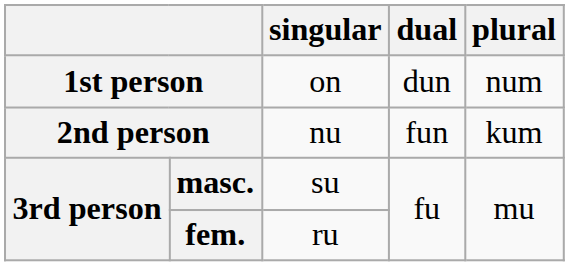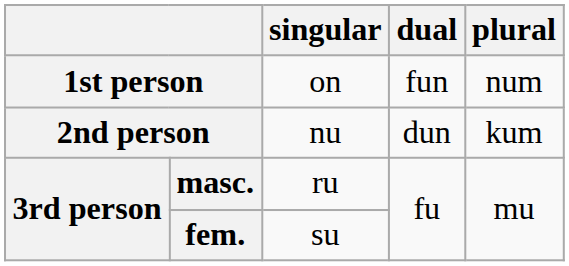(427, 81) dun -> (427, 81) fun
(427, 132) fun -> (427, 132) dun
(325, 183) su -> (325, 183) ru
(325, 234) ru -> (325, 234) su
